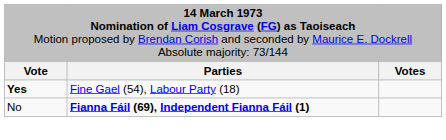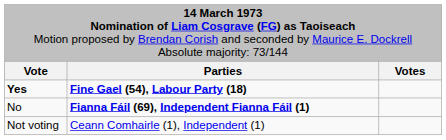(155, 89) normal -> (158, 89) bold
+ row: (33, 125)
